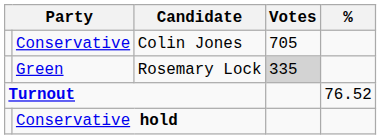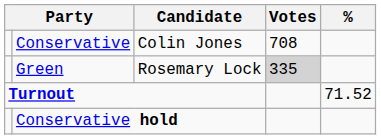(283, 43) 705 -> (283, 43) 708
(348, 95) 76.52 -> (348, 95) 71.52
